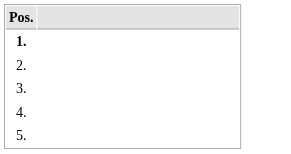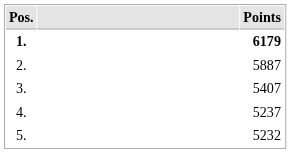+ column: (262, 17)
